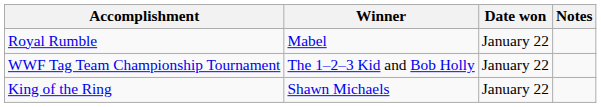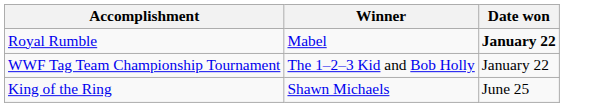- column: (574, 16)
(515, 41) normal -> (519, 41) bold
(515, 89) January 22 -> (506, 89) June 25
